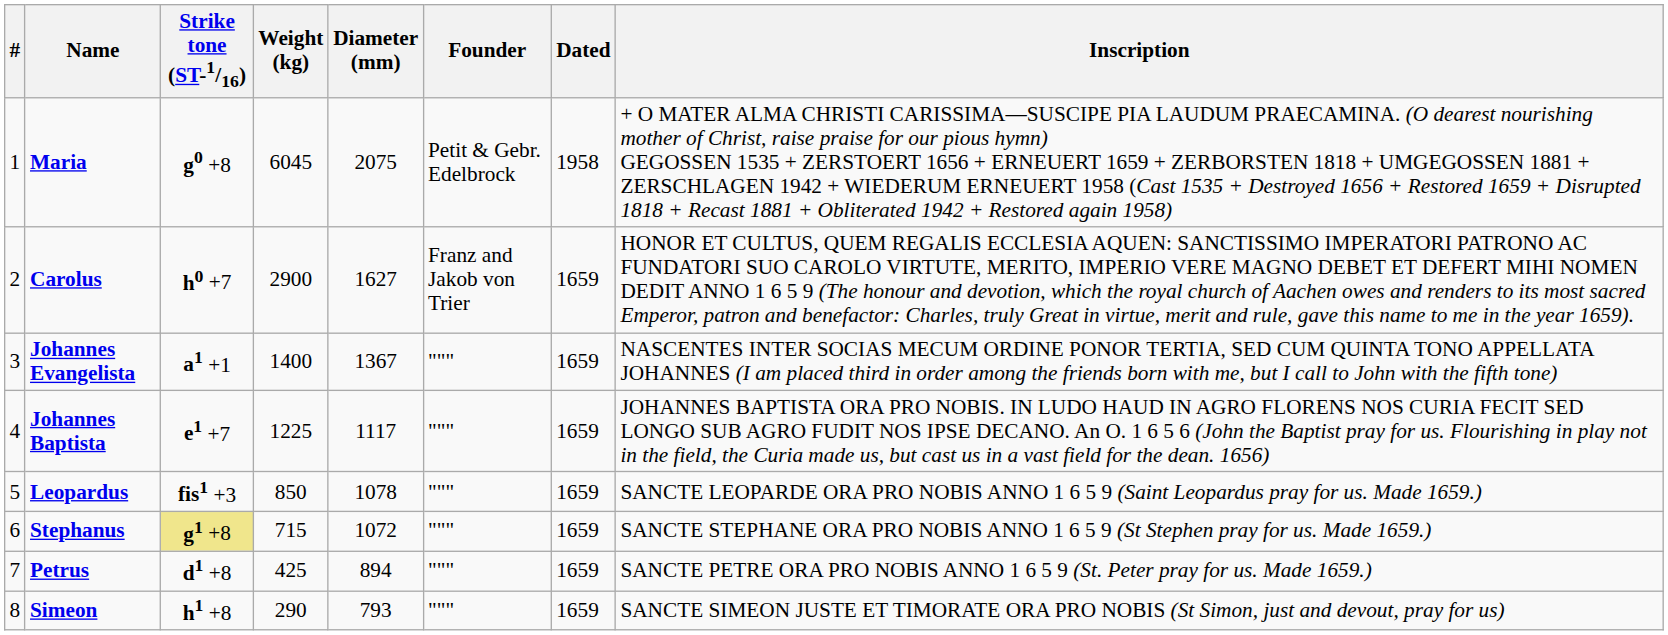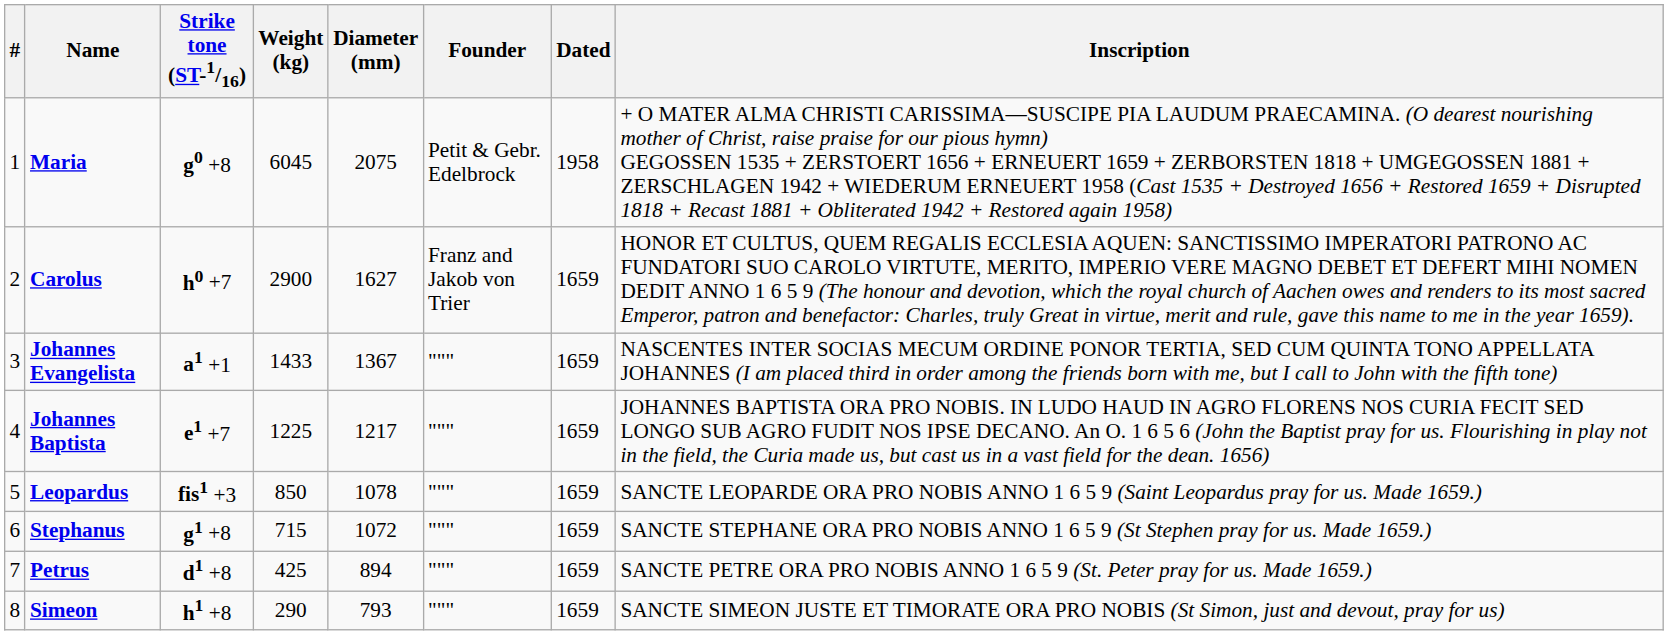(291, 361) 1400 -> (291, 361) 1433
(376, 431) 1117 -> (376, 431) 1217
(207, 531) khaki background -> (207, 531) no background
